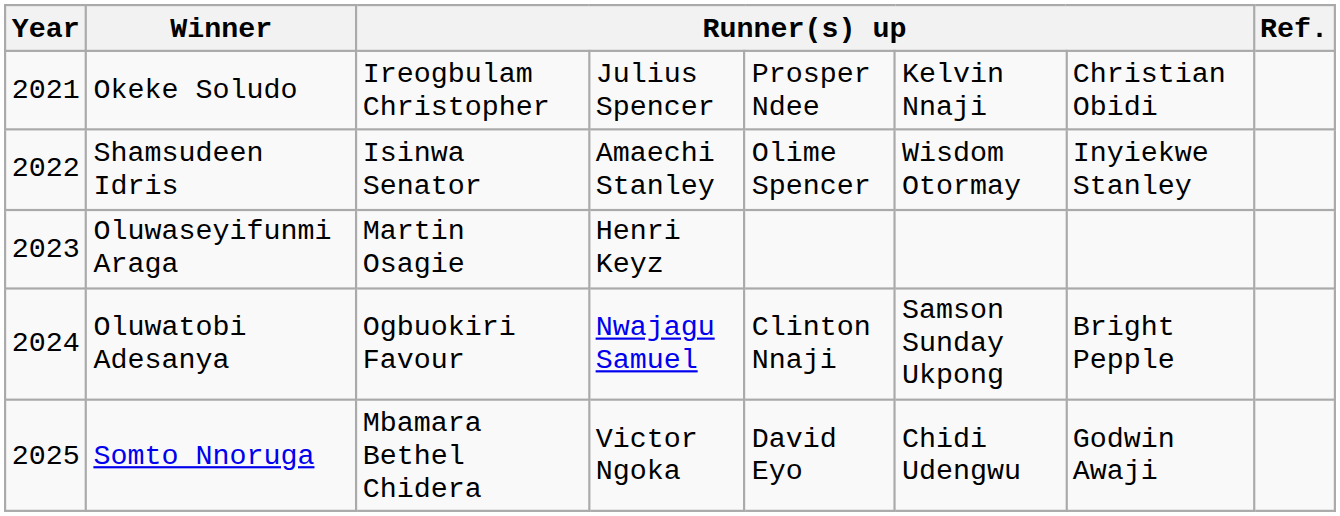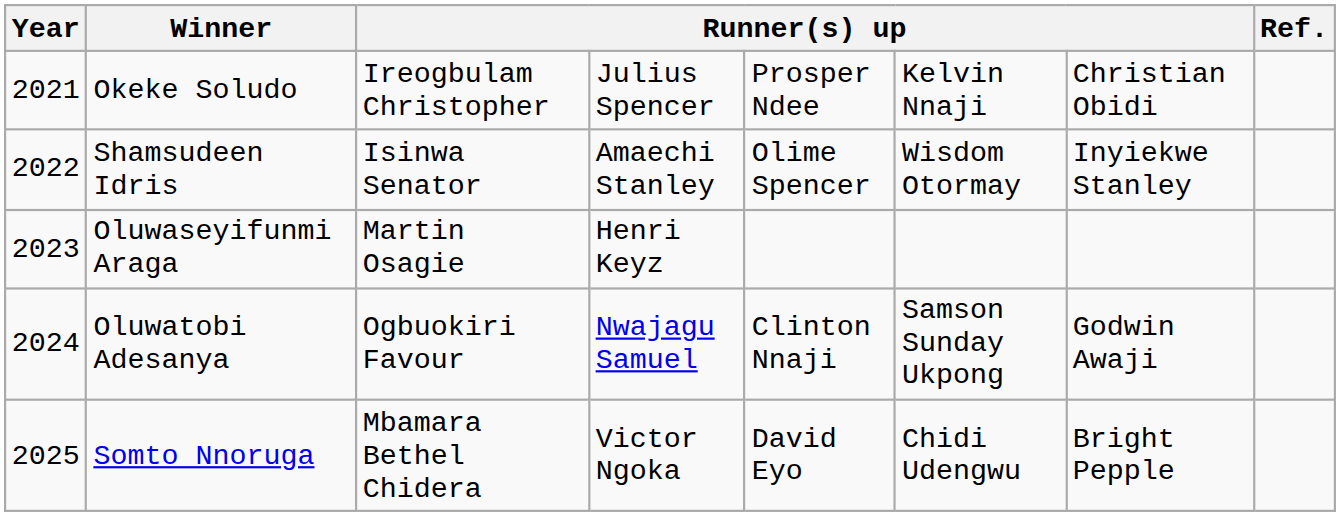(1124, 344) Bright Pepple -> (1124, 344) Godwin Awaji
(1124, 455) Godwin Awaji -> (1124, 455) Bright Pepple
